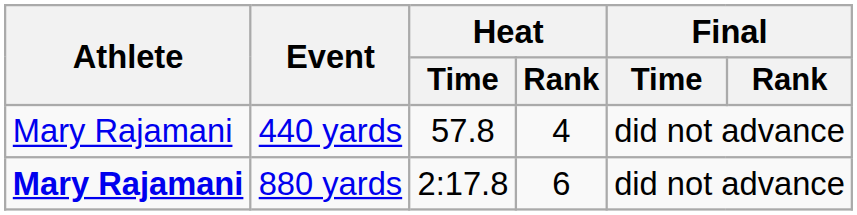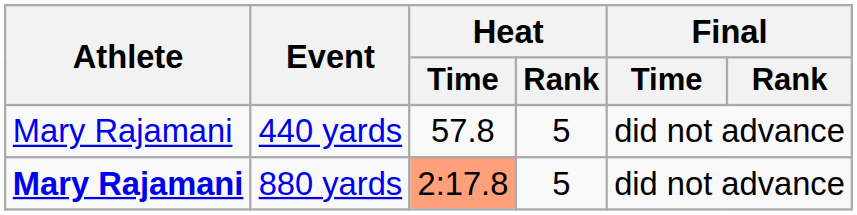(561, 132) 4 -> (561, 132) 5
(463, 183) no background -> (463, 183) lightsalmon background
(561, 183) 6 -> (561, 183) 5
